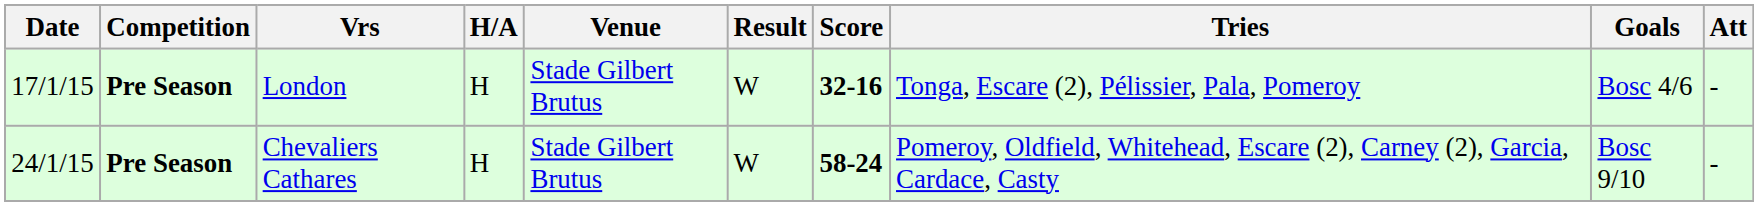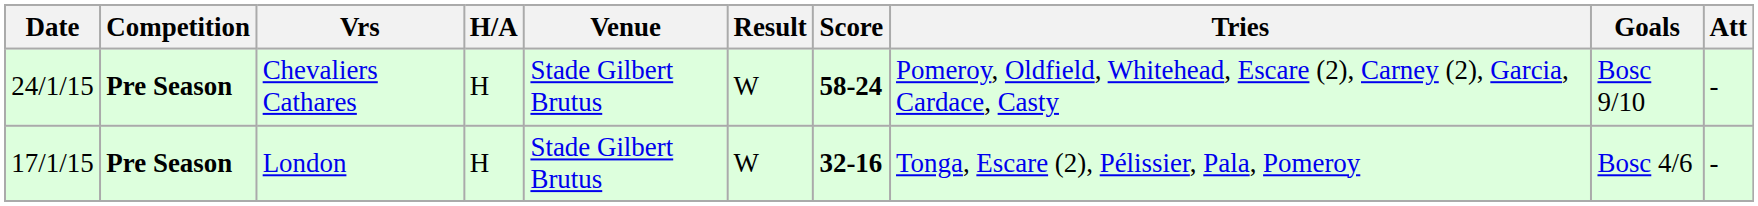rows swapped: (305, 86) <-> (320, 162)
